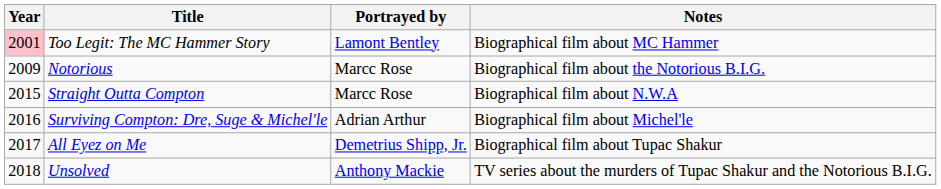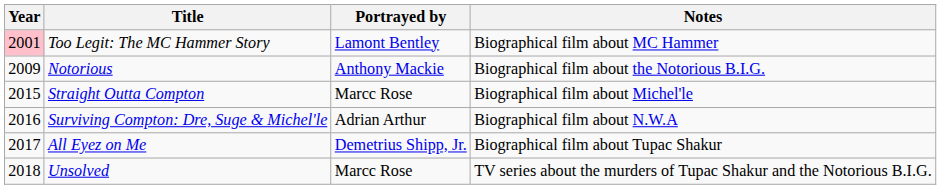(374, 68) Marcc Rose -> (389, 68) Anthony Mackie
(576, 94) Biographical film about N.W.A -> (584, 94) Biographical film about Michel'le
(584, 119) Biographical film about Michel'le -> (576, 119) Biographical film about N.W.A
(389, 171) Anthony Mackie -> (374, 171) Marcc Rose
